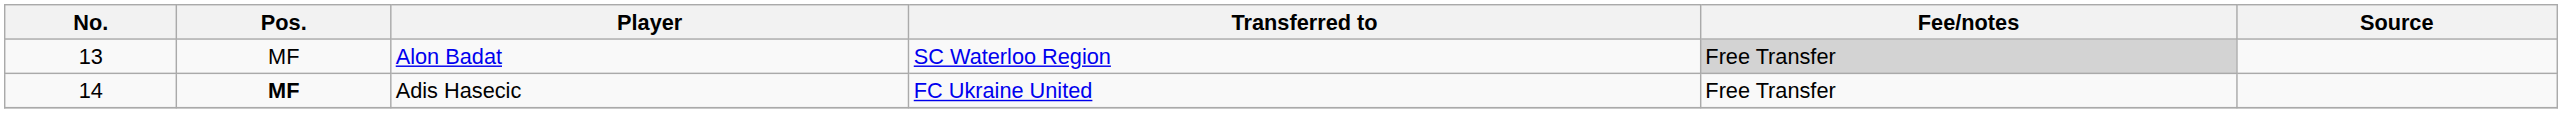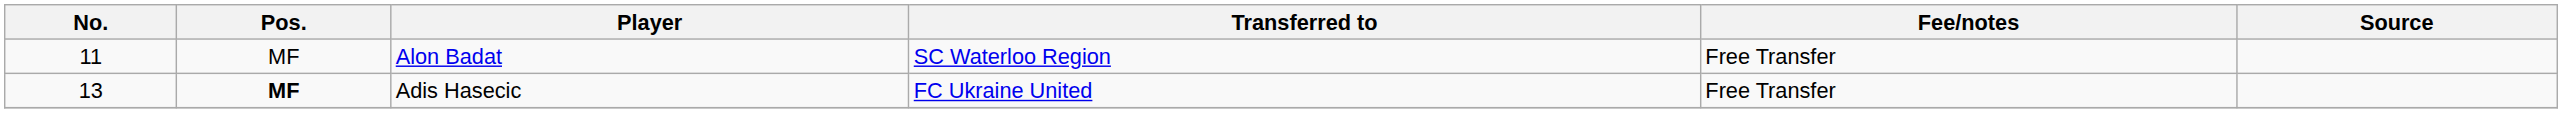(91, 57) 13 -> (91, 57) 11
(1771, 57) lightgrey background -> (1771, 57) no background
(91, 91) 14 -> (91, 91) 13
